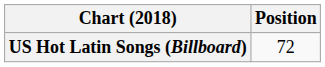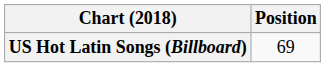(286, 47) 72 -> (286, 47) 69
